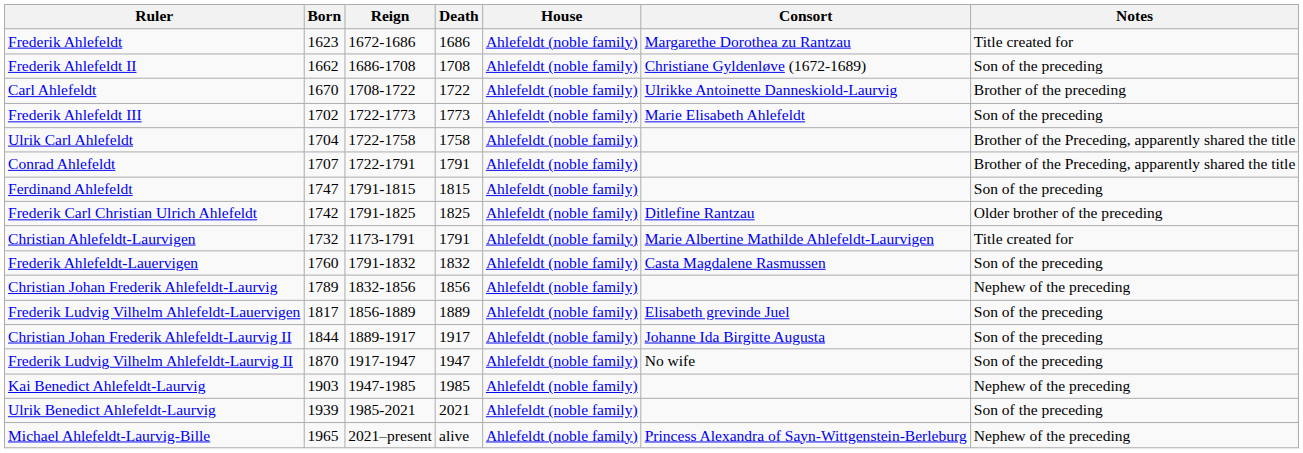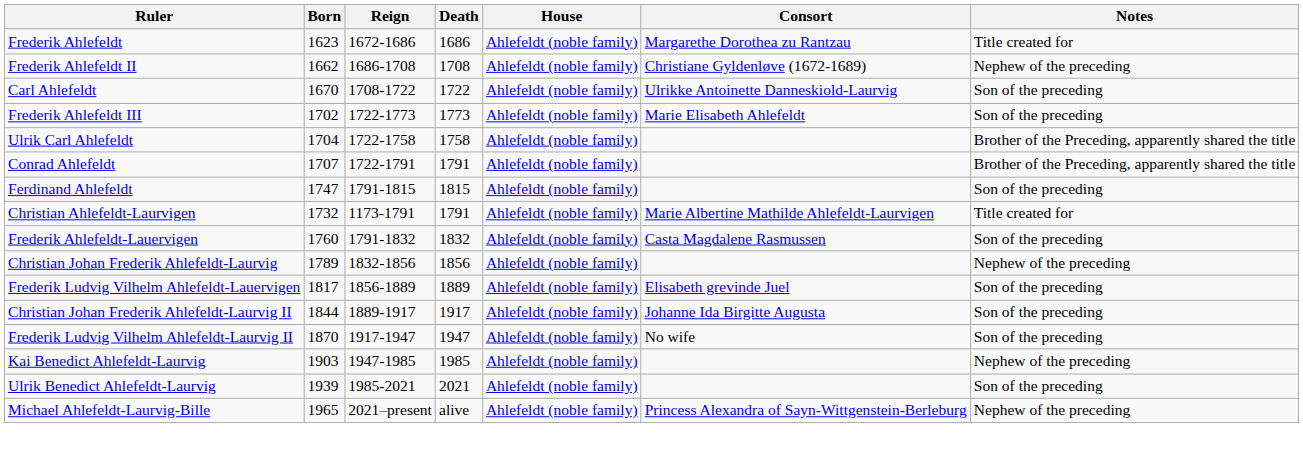(1038, 66) Son of the preceding -> (1052, 66) Nephew of the preceding
(1050, 90) Brother of the preceding -> (1038, 90) Son of the preceding
- row: (133, 213)
